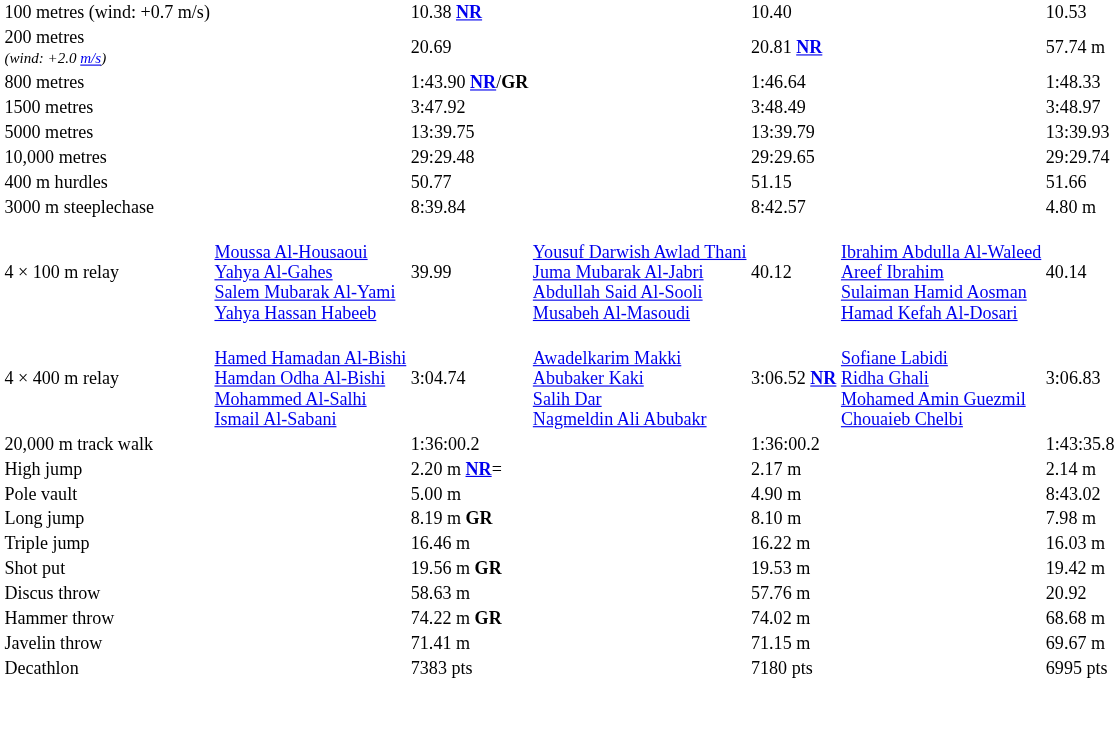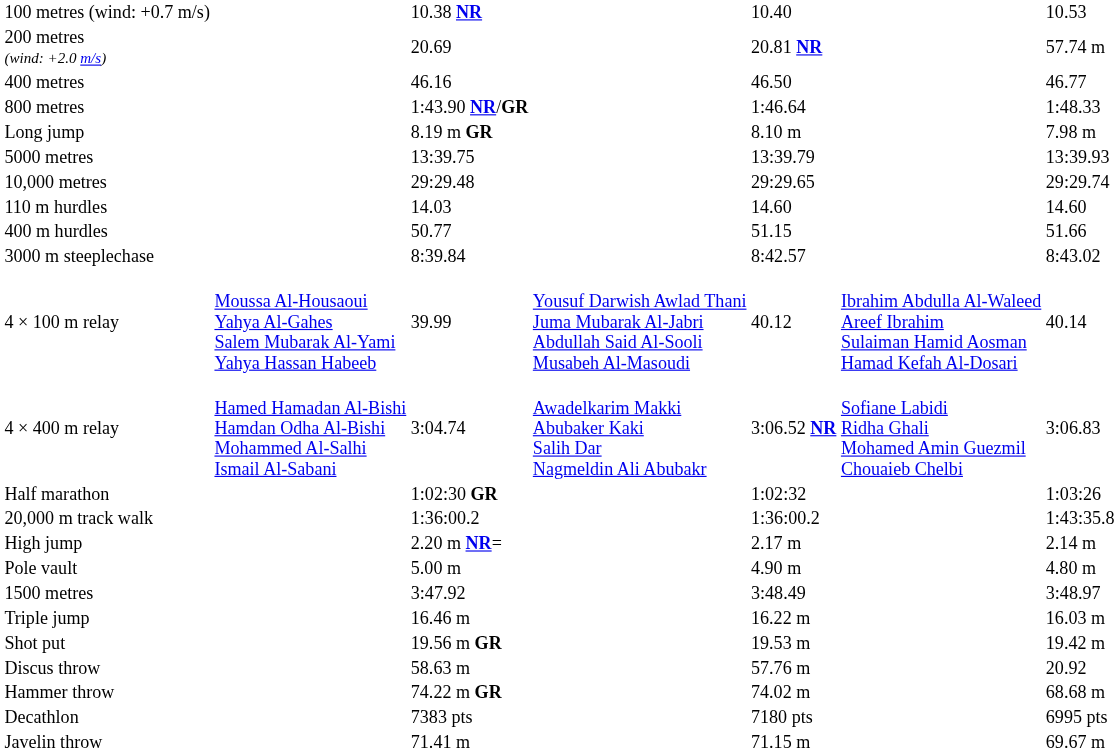+ row: (44, 82)
rows swapped: (49, 107) <-> (44, 518)
+ row: (56, 206)
(1071, 206) 4.80 m -> (1073, 256) 8:43.02
+ row: (57, 493)
(1073, 493) 8:43.02 -> (1071, 568) 4.80 m
rows swapped: (53, 643) <-> (42, 667)
